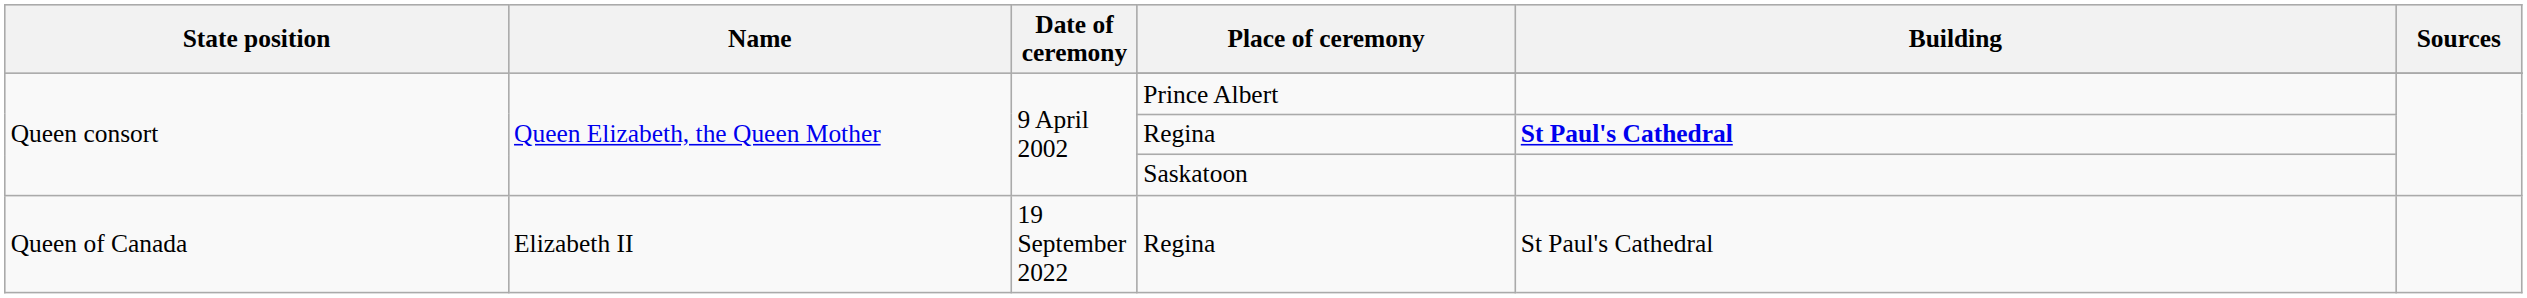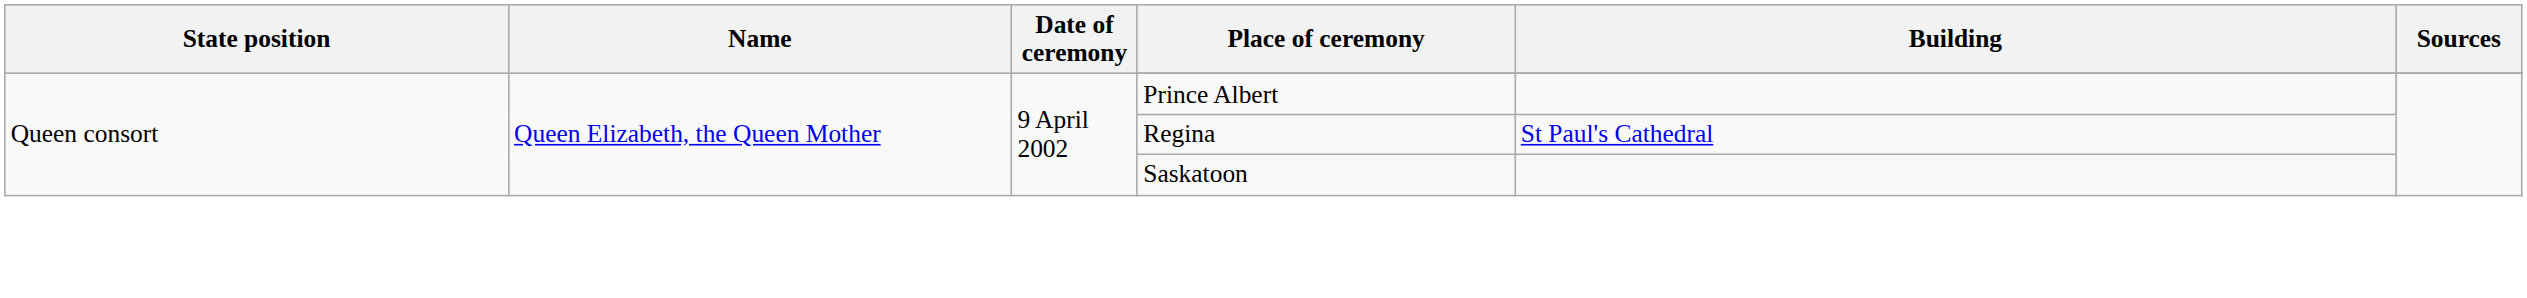(1627, 133) bold -> (1617, 133) normal
- row: (99, 243)
